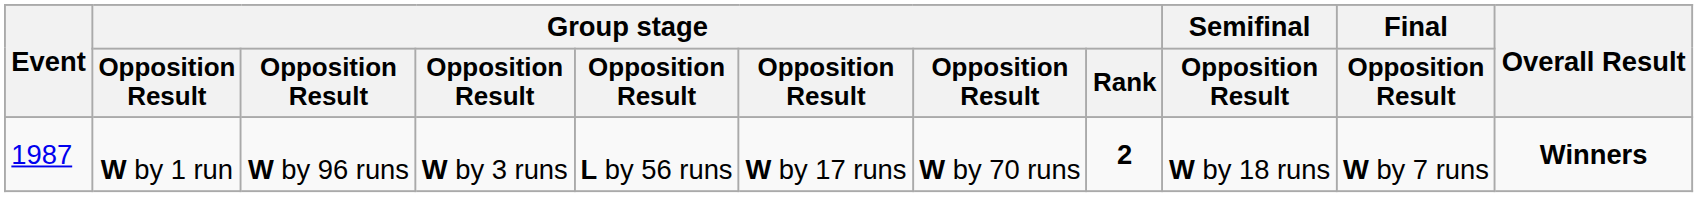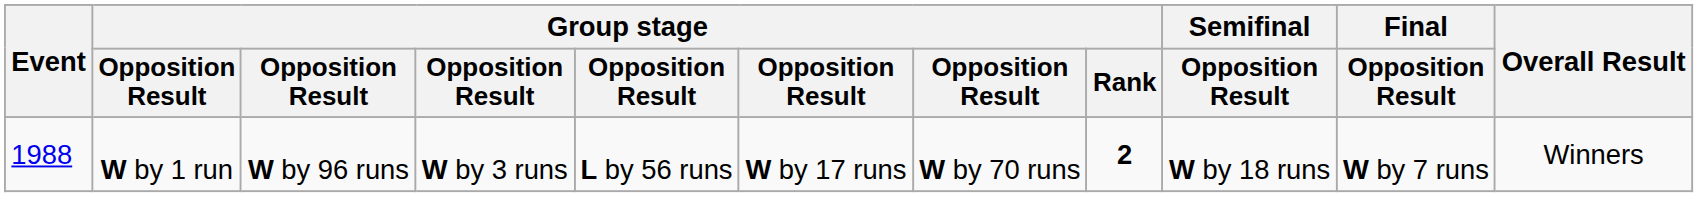(42, 155) 1987 -> (42, 155) 1988
(1594, 155) bold -> (1594, 155) normal
